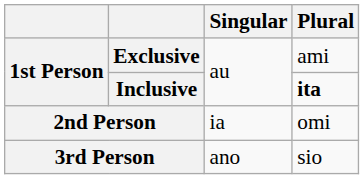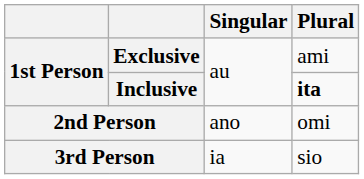(217, 122) ia -> (225, 122) ano
(225, 156) ano -> (217, 156) ia
